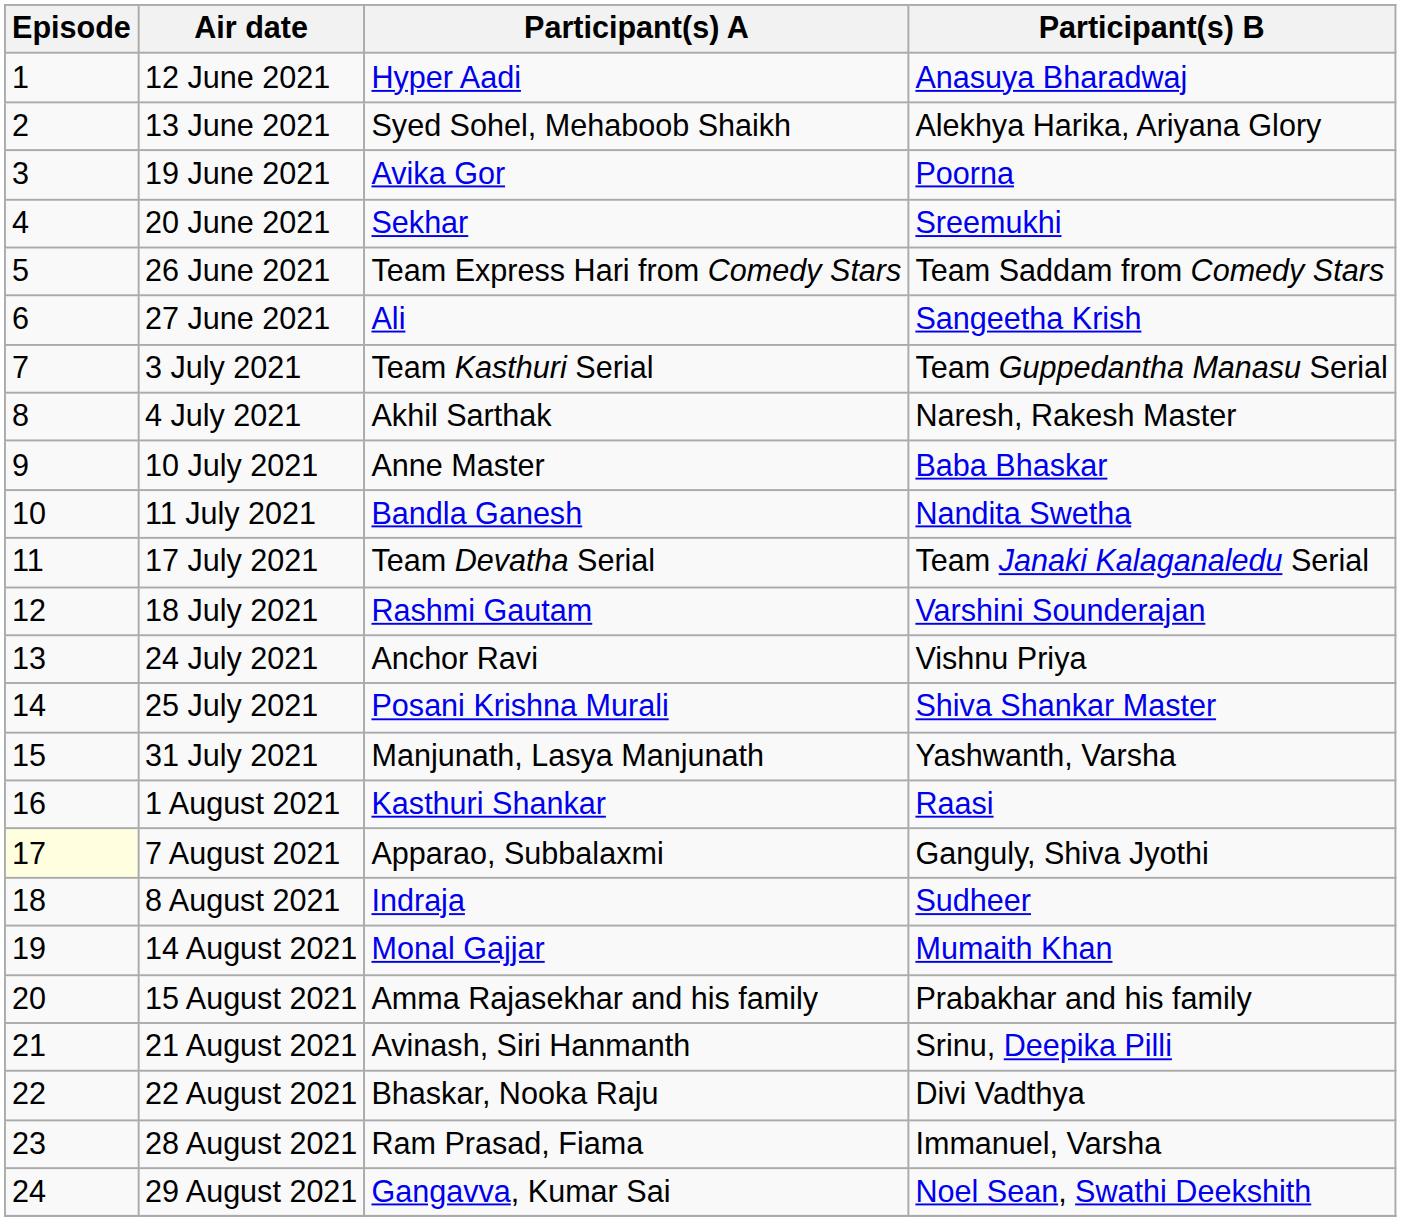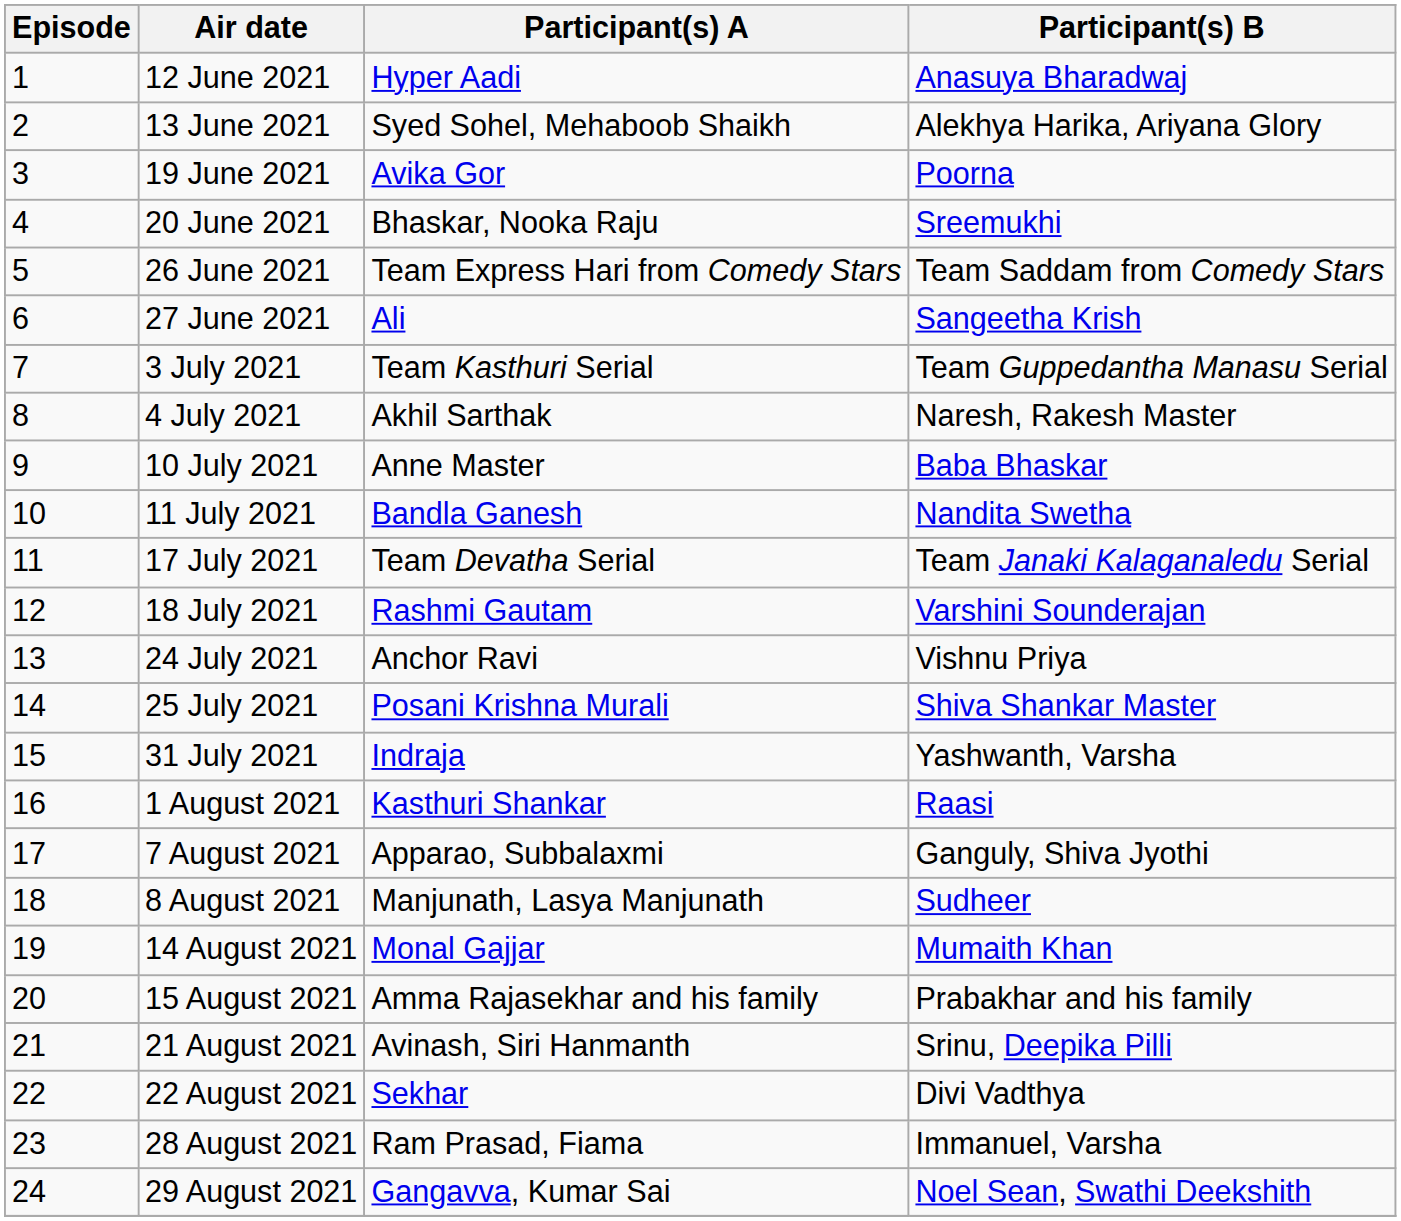(420, 222) Sekhar -> (515, 222) Bhaskar, Nooka Raju
(568, 755) Manjunath, Lasya Manjunath -> (418, 755) Indraja
(29, 852) lightyellow background -> (29, 852) no background
(418, 901) Indraja -> (568, 901) Manjunath, Lasya Manjunath
(515, 1094) Bhaskar, Nooka Raju -> (420, 1094) Sekhar
